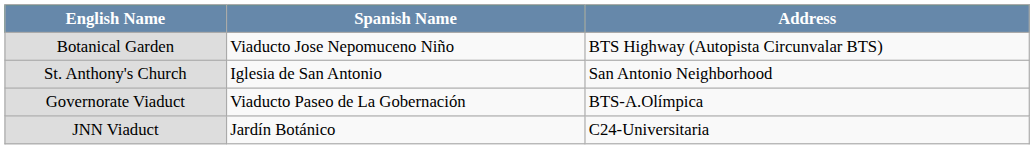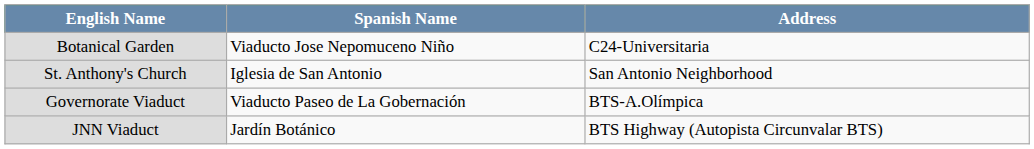(736, 46) BTS Highway (Autopista Circunvalar BTS) -> (649, 46) C24-Universitaria
(649, 129) C24-Universitaria -> (736, 129) BTS Highway (Autopista Circunvalar BTS)
